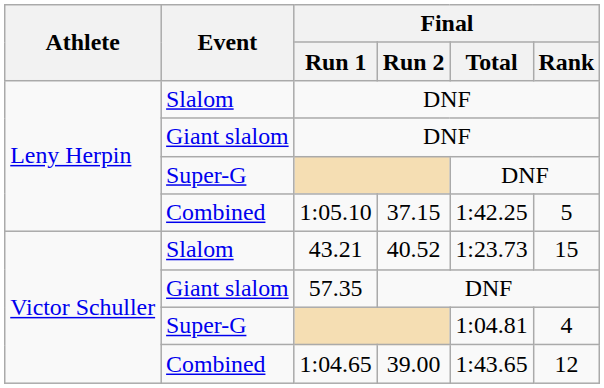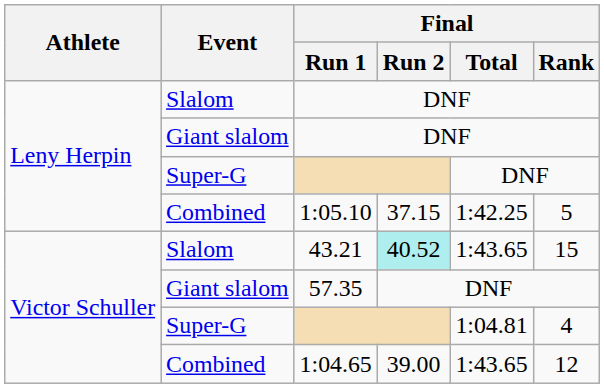(414, 250) no background -> (414, 250) paleturquoise background
(491, 250) 1:23.73 -> (491, 250) 1:43.65
